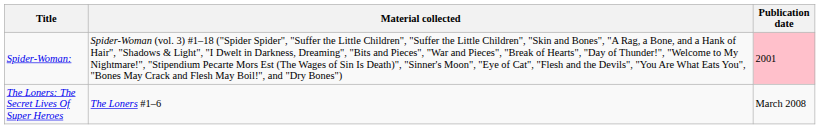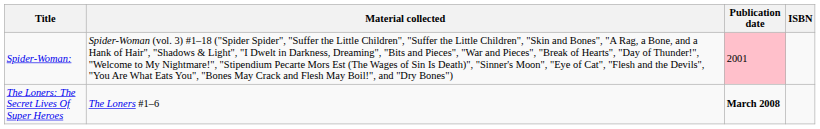+ column: (800, 18)
(781, 104) normal -> (753, 104) bold
